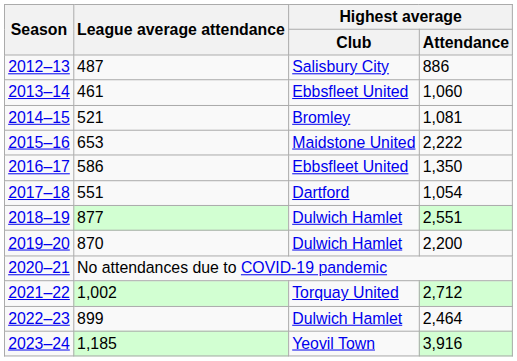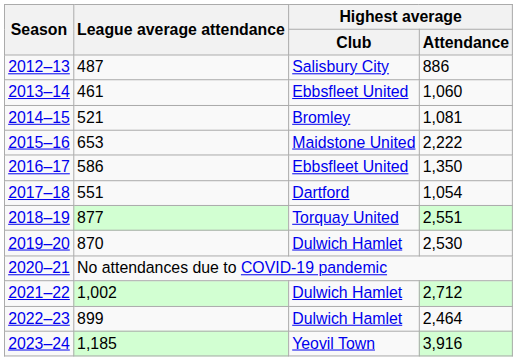(347, 218) Dulwich Hamlet -> (345, 218) Torquay United
(443, 243) 2,200 -> (443, 243) 2,530
(345, 293) Torquay United -> (347, 293) Dulwich Hamlet
